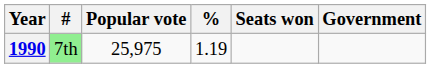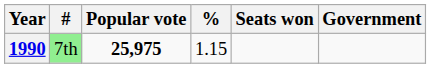(136, 48) normal -> (136, 48) bold
(211, 48) 1.19 -> (211, 48) 1.15
